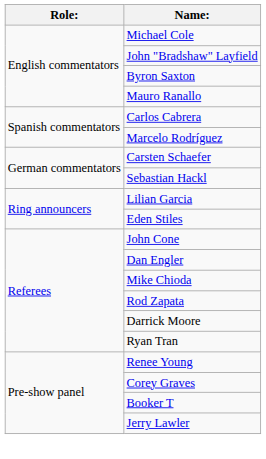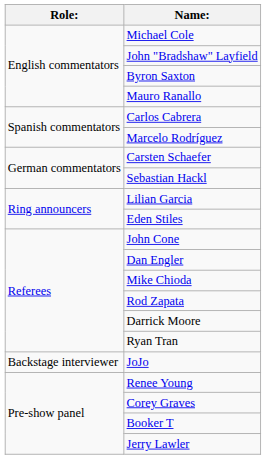+ row: (138, 362)
